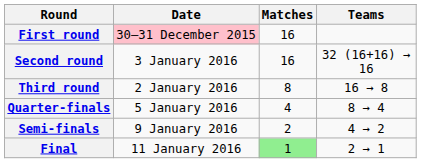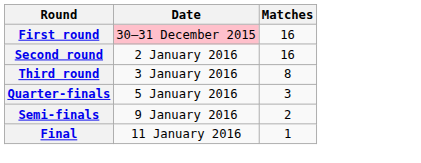- column: (366, 14)
(186, 61) 3 January 2016 -> (186, 54) 2 January 2016
(186, 88) 2 January 2016 -> (186, 74) 3 January 2016
(288, 108) 4 -> (288, 94) 3
(288, 148) lightgreen background -> (288, 134) no background
